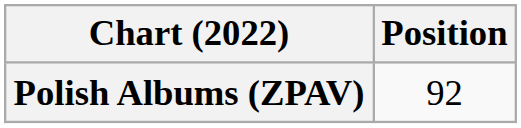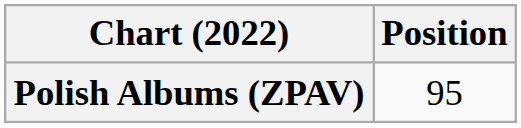(444, 91) 92 -> (444, 91) 95
